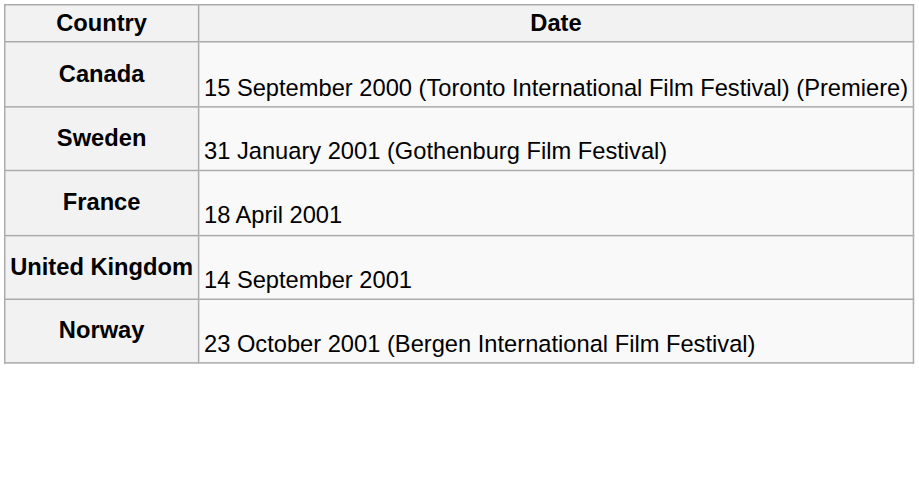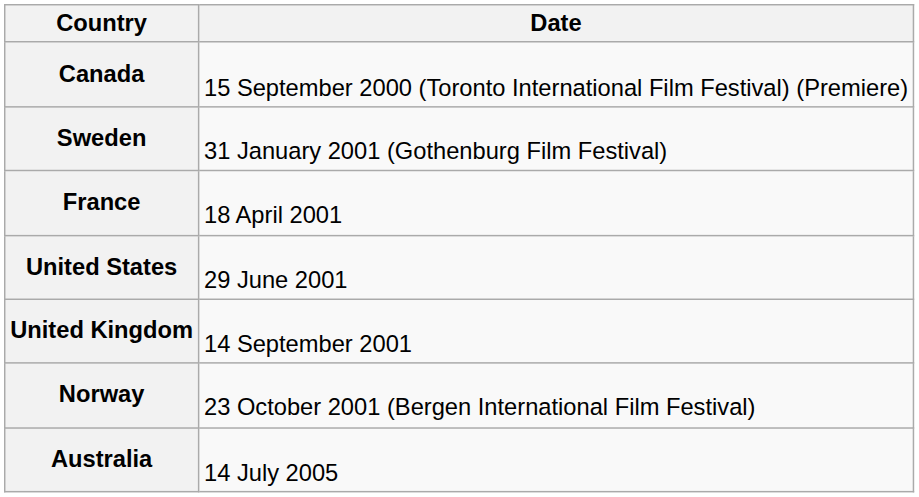+ row: (102, 266)
+ row: (102, 459)
